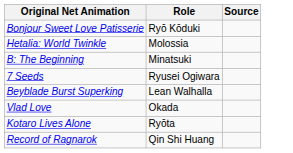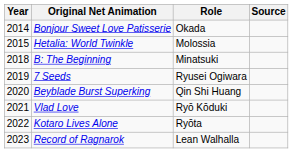+ column: (18, 12)
(174, 28) Ryō Kōduki -> (190, 28) Okada
(180, 92) Lean Walhalla -> (208, 92) Qin Shi Huang
(163, 108) Okada -> (201, 108) Ryō Kōduki
(181, 140) Qin Shi Huang -> (207, 140) Lean Walhalla
